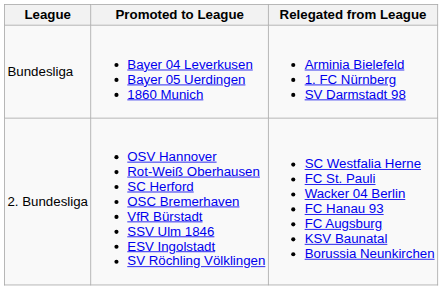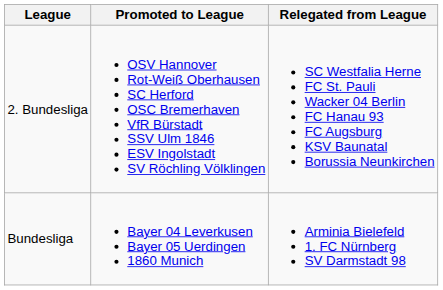rows swapped: (40, 71) <-> (48, 201)
